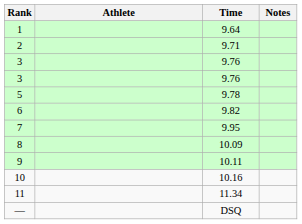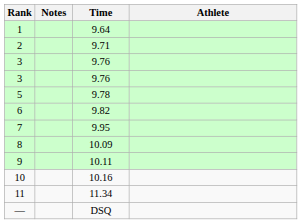columns swapped: (119, 12) <-> (278, 12)
